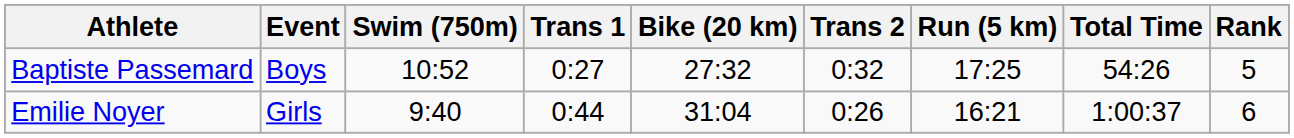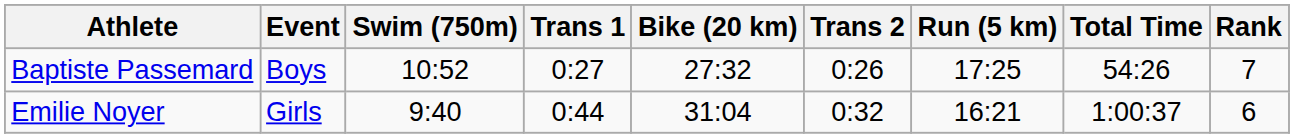(858, 69) 0:32 -> (858, 69) 0:26
(1249, 69) 5 -> (1249, 69) 7
(858, 112) 0:26 -> (858, 112) 0:32
